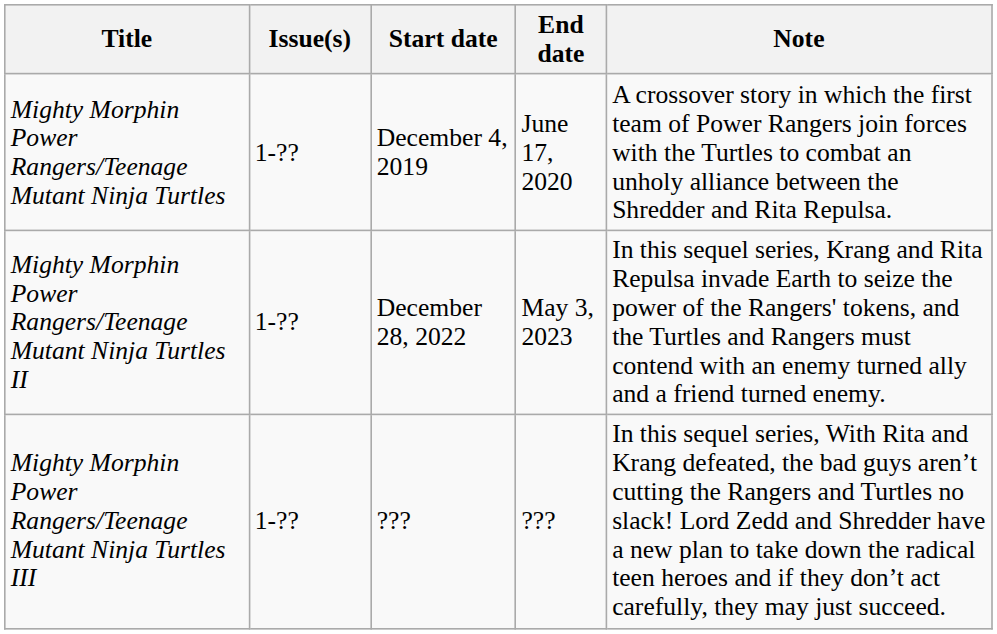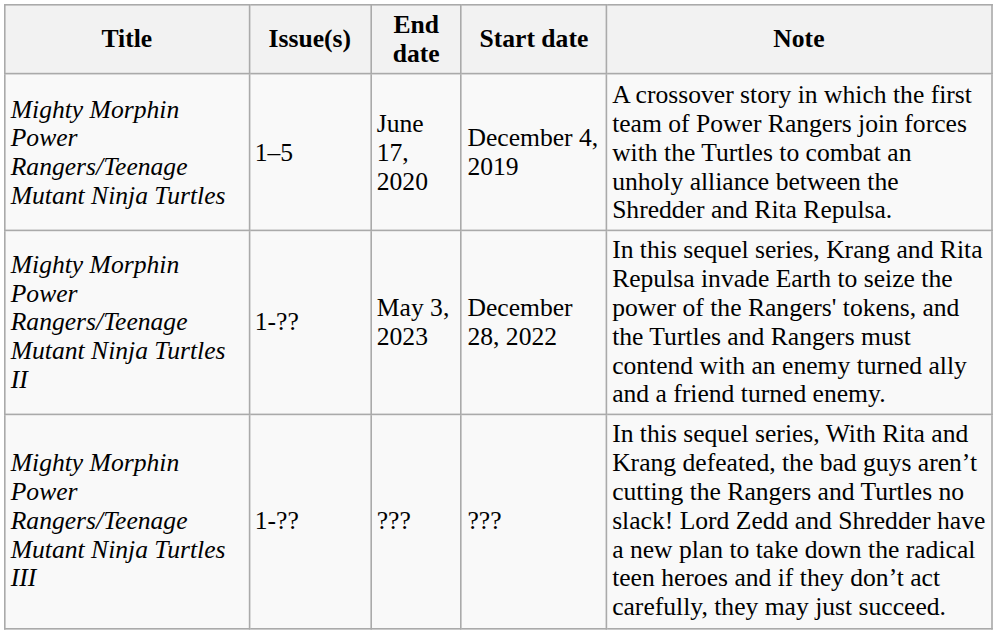columns swapped: (443, 39) <-> (561, 39)
(277, 151) 1-?? -> (274, 151) 1–5
